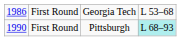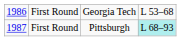(17, 28) 1990 -> (17, 28) 1987
